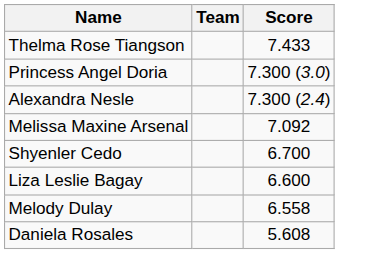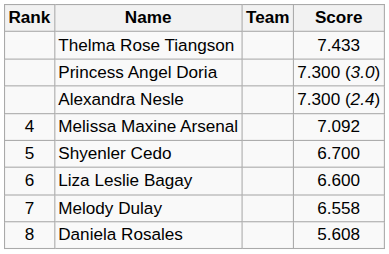+ column: (29, 18)
